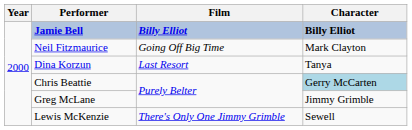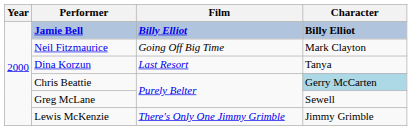(339, 99) Jimmy Grimble -> (320, 99) Sewell
(320, 116) Sewell -> (339, 116) Jimmy Grimble
